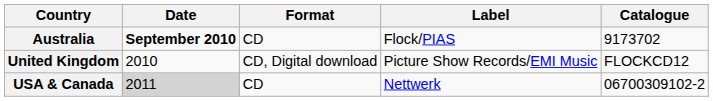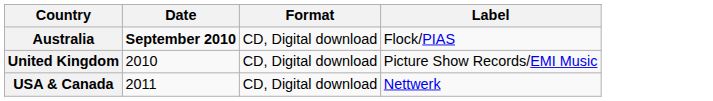- column: (655, 15)
(253, 38) CD -> (310, 38) CD, Digital download
(141, 84) lightgrey background -> (141, 84) no background
(253, 84) CD -> (310, 84) CD, Digital download
